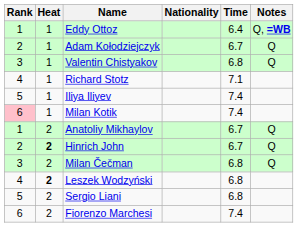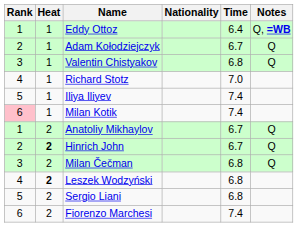(236, 79) 7.1 -> (236, 79) 7.0
